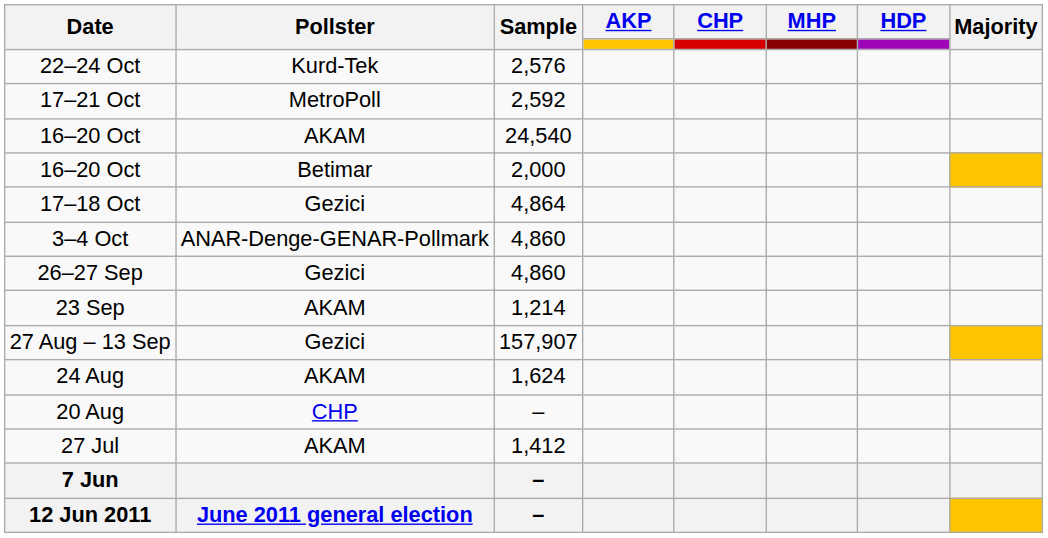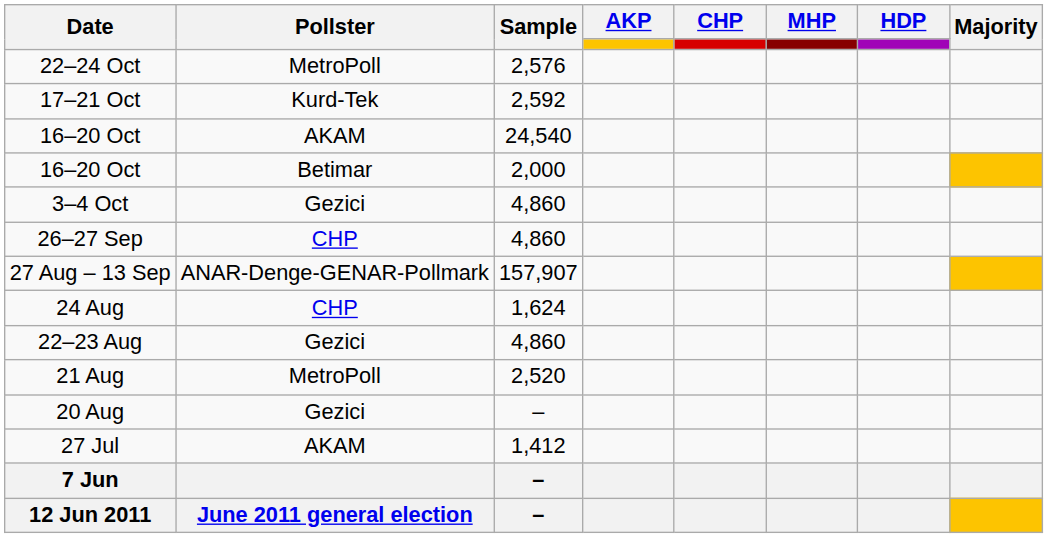(335, 66) Kurd-Tek -> (335, 66) MetroPoll
(335, 100) MetroPoll -> (335, 100) Kurd-Tek
- row: (90, 204)
(335, 238) ANAR-Denge-GENAR-Pollmark -> (335, 204) Gezici
(335, 273) Gezici -> (335, 238) CHP
- row: (90, 307)
(335, 342) Gezici -> (335, 273) ANAR-Denge-GENAR-Pollmark
(335, 376) AKAM -> (335, 307) CHP
+ row: (90, 342)
+ row: (90, 376)
(335, 411) CHP -> (335, 411) Gezici
